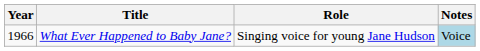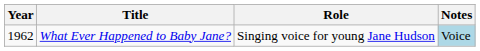(21, 35) 1966 -> (21, 35) 1962
